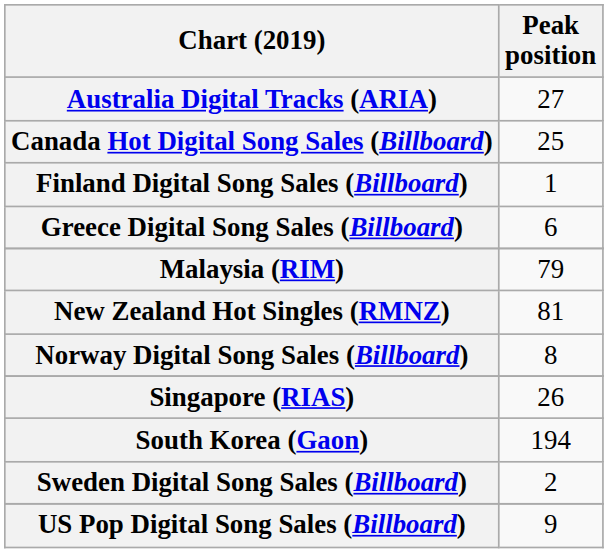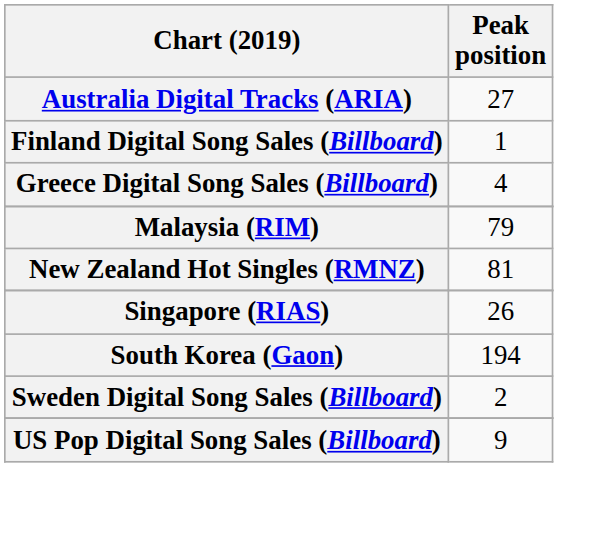- row: (252, 141)
(551, 226) 6 -> (501, 183) 4
- row: (252, 354)
